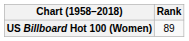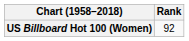(169, 28) 89 -> (169, 28) 92
